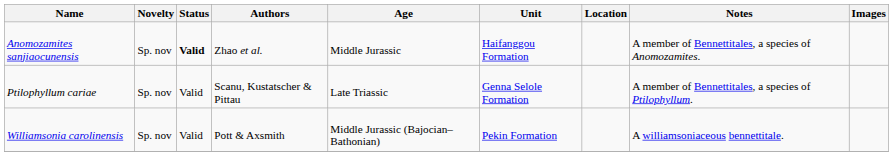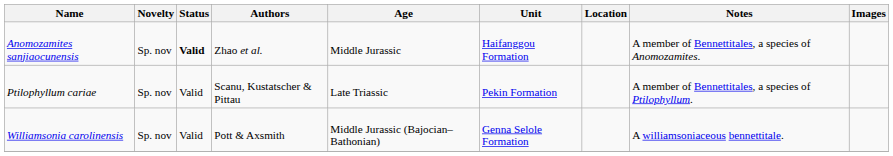(512, 93) Genna Selole Formation -> (519, 93) Pekin Formation
(519, 135) Pekin Formation -> (512, 135) Genna Selole Formation
